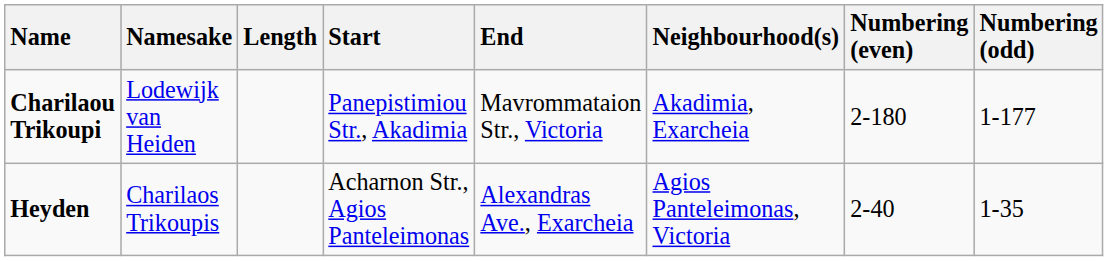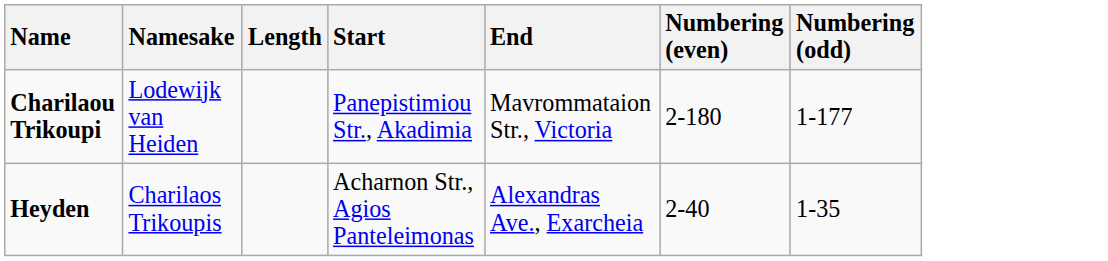- column: (746, 37)
